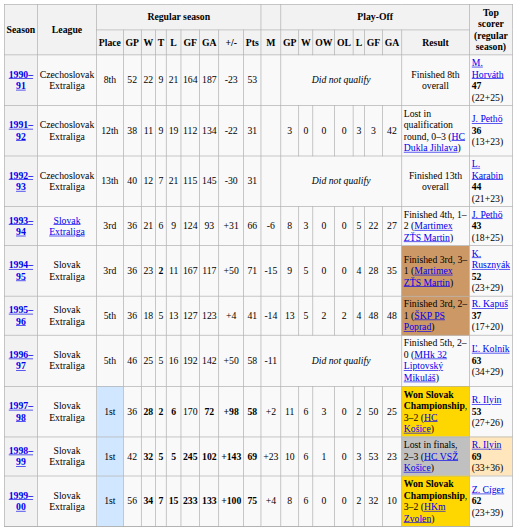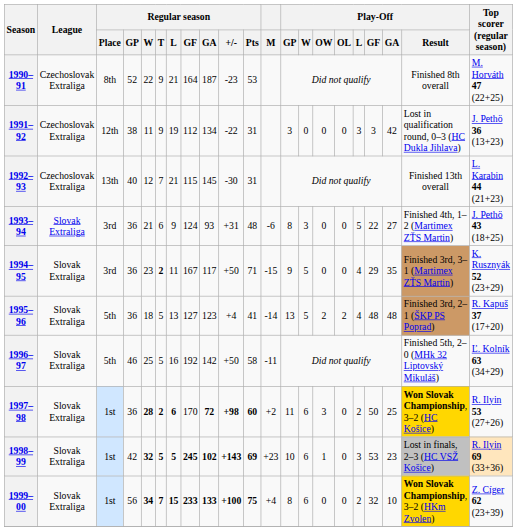(252, 226) 66 -> (252, 226) 48
(373, 271) 28 -> (373, 271) 29
(252, 411) 58 -> (252, 411) 60
